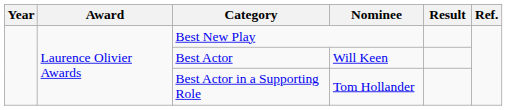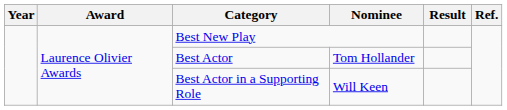(360, 57) Will Keen -> (374, 57) Tom Hollander
(374, 86) Tom Hollander -> (360, 86) Will Keen
